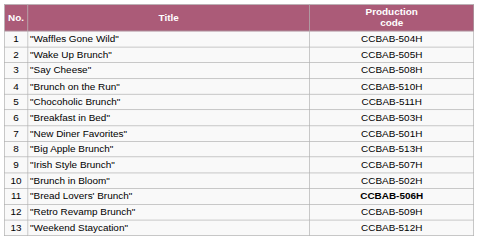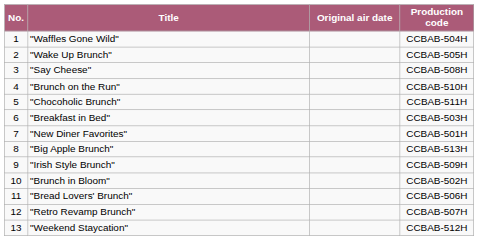+ column: (355, 17)
(392, 165) CCBAB-507H -> (437, 165) CCBAB-509H
(392, 196) bold -> (437, 196) normal
(392, 212) CCBAB-509H -> (437, 212) CCBAB-507H
